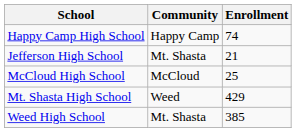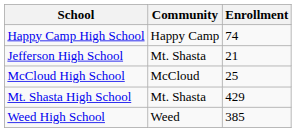(165, 96) Weed -> (178, 96) Mt. Shasta
(178, 117) Mt. Shasta -> (165, 117) Weed
